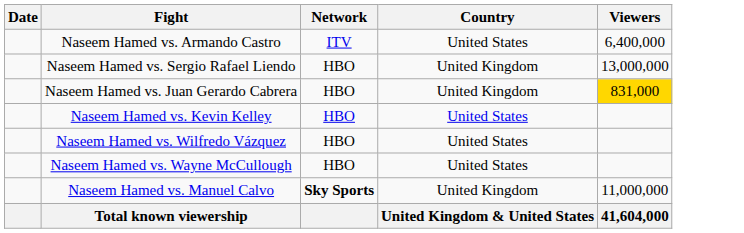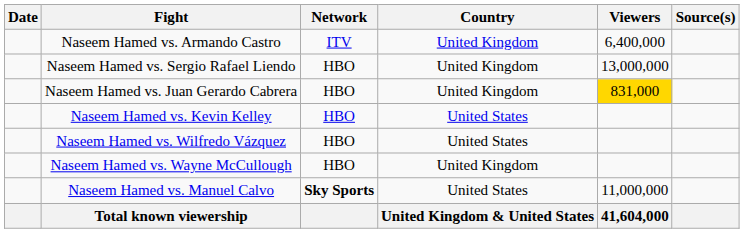+ column: (706, 17)
(487, 41) United States -> (487, 41) United Kingdom
(487, 165) United States -> (487, 165) United Kingdom
(487, 190) United Kingdom -> (487, 190) United States
